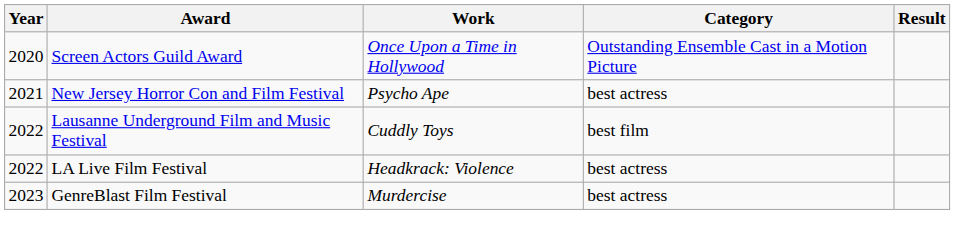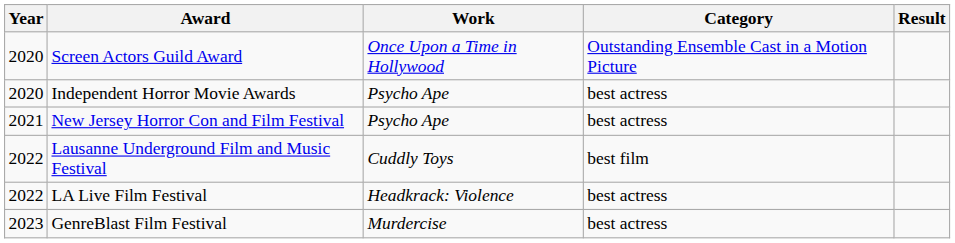+ row: (173, 93)
